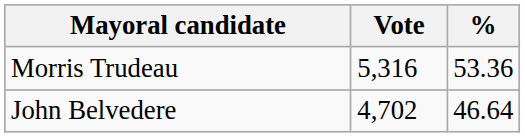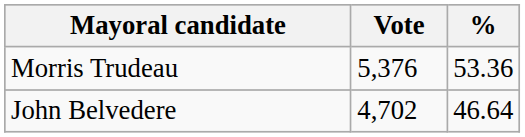(387, 68) 5,316 -> (387, 68) 5,376
